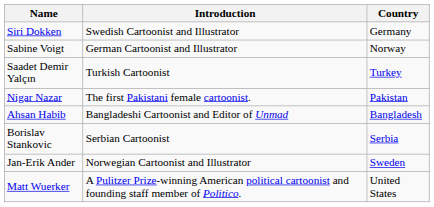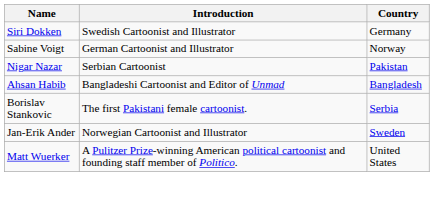- row: (38, 72)
(168, 97) The first Pakistani female cartoonist. -> (124, 66) Serbian Cartoonist
(128, 138) Serbian Cartoonist -> (165, 108) The first Pakistani female cartoonist.
